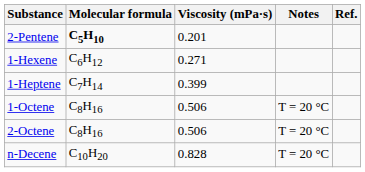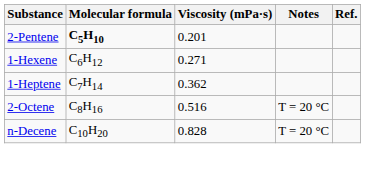(192, 83) 0.399 -> (192, 83) 0.362
- row: (31, 107)
(192, 131) 0.506 -> (192, 107) 0.516
